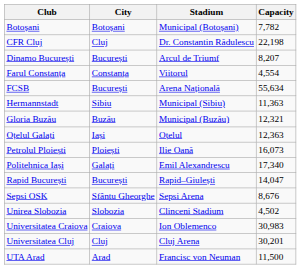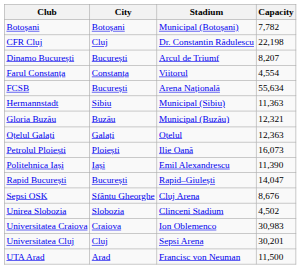(98, 134) Iași -> (103, 134) Galați
(103, 165) Galați -> (98, 165) Iași
(271, 165) 17,340 -> (271, 165) 11,390
(181, 195) Sepsi Arena -> (179, 195) Cluj Arena
(179, 241) Cluj Arena -> (181, 241) Sepsi Arena
